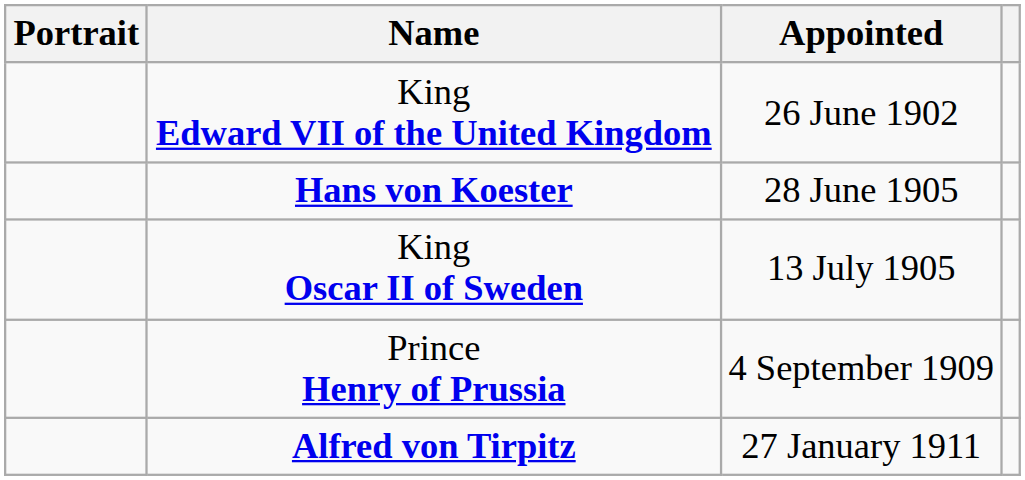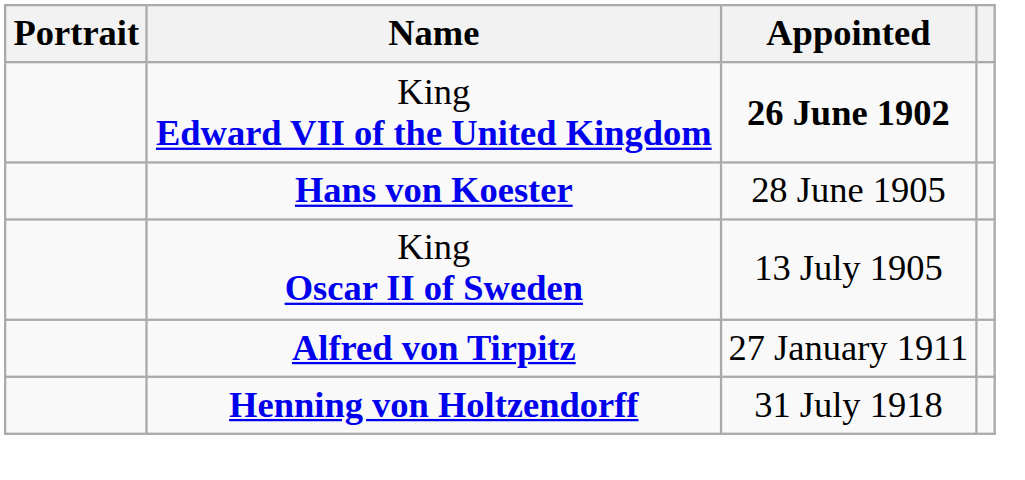(861, 111) normal -> (848, 111) bold
- row: (434, 367)
+ row: (434, 404)
